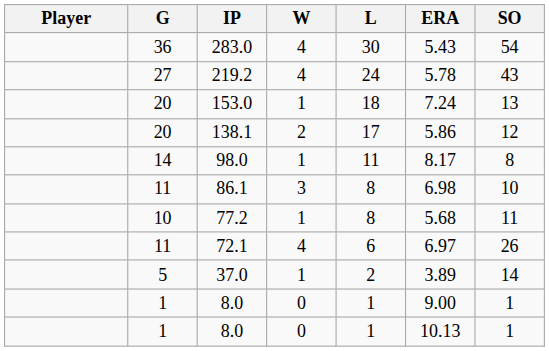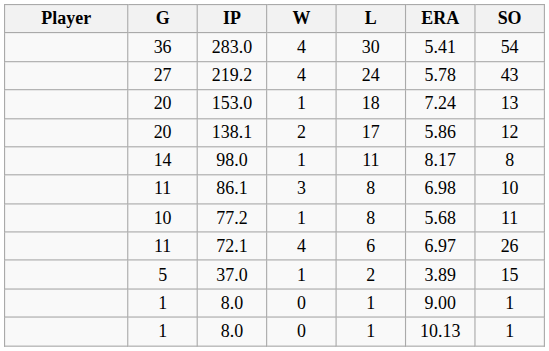(440, 47) 5.43 -> (440, 47) 5.41
(510, 274) 14 -> (510, 274) 15
